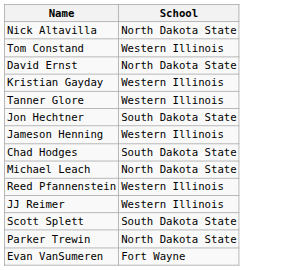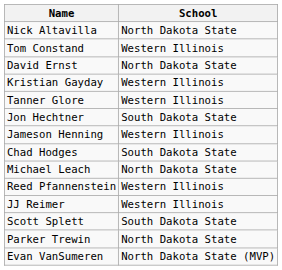(153, 256) Fort Wayne -> (198, 256) North Dakota State (MVP)
